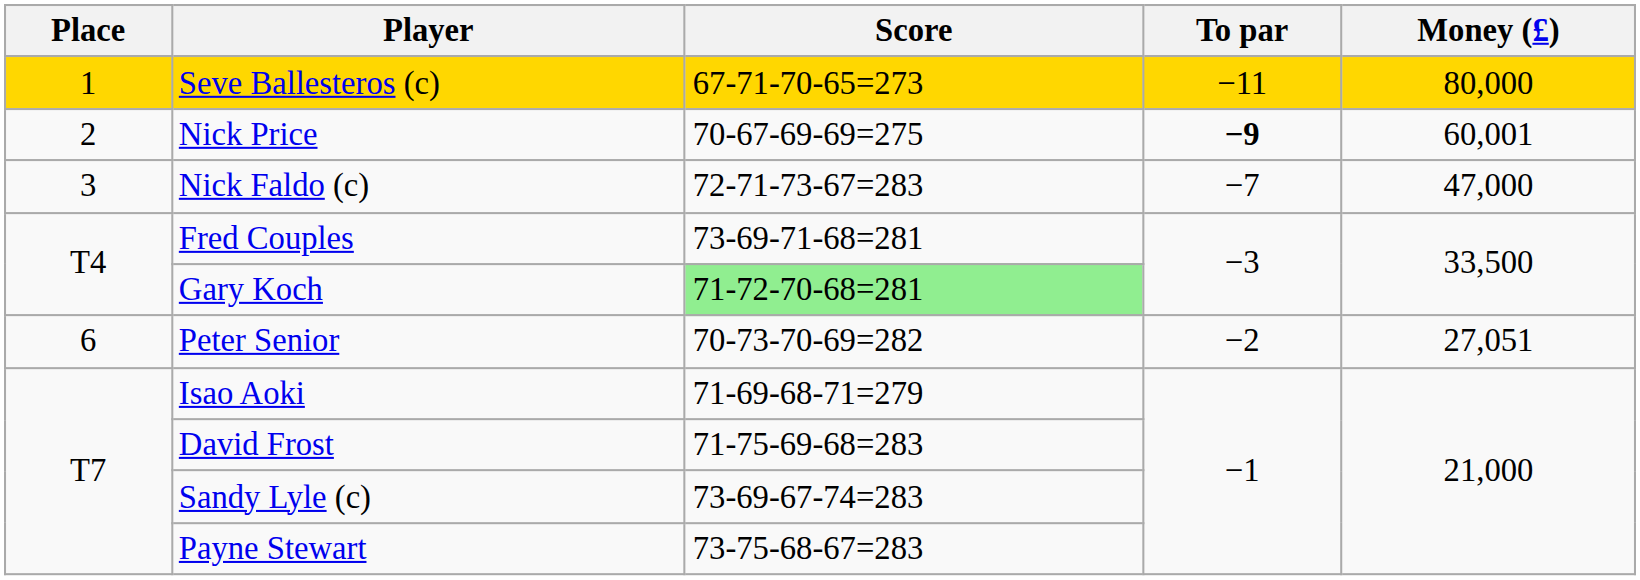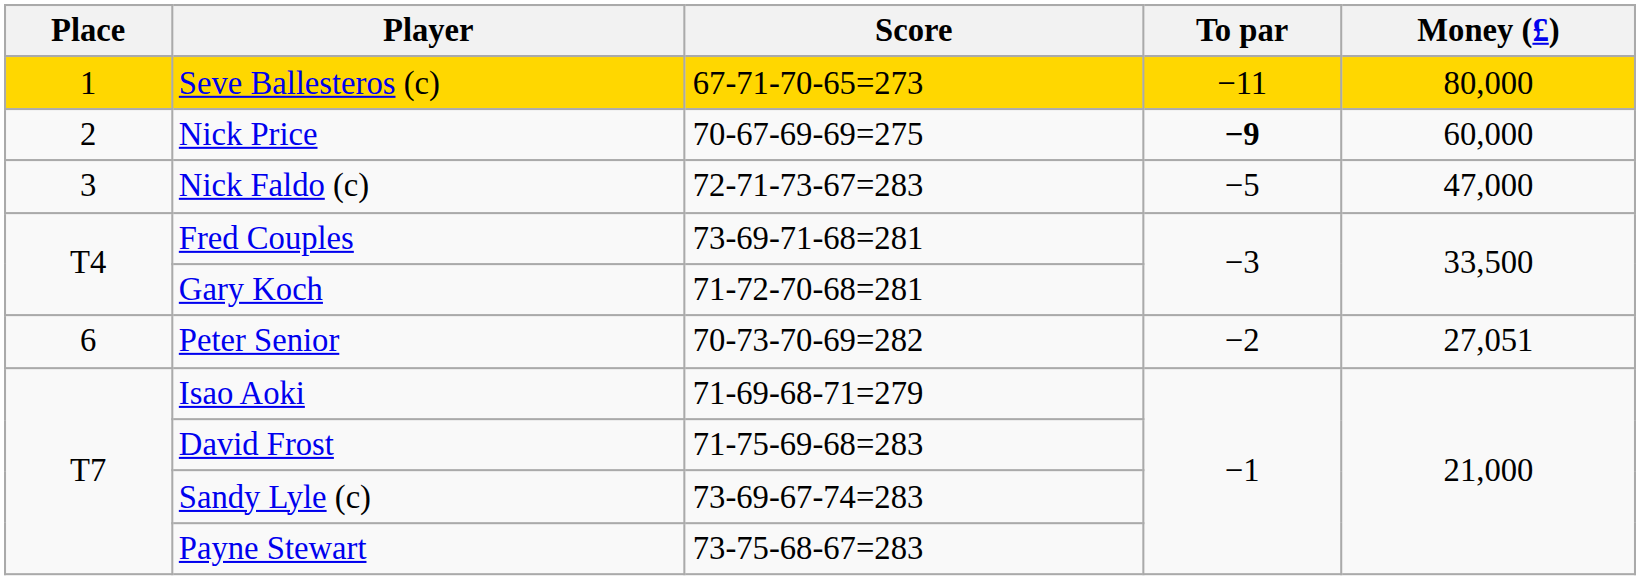(1488, 133) 60,001 -> (1488, 133) 60,000
(1242, 185) −7 -> (1242, 185) −5
(808, 289) lightgreen background -> (808, 289) no background
